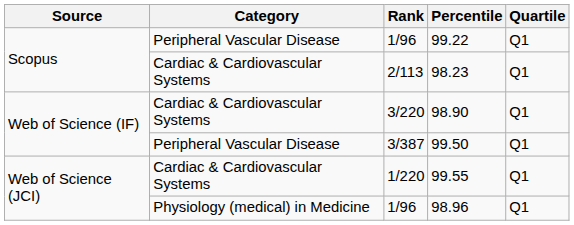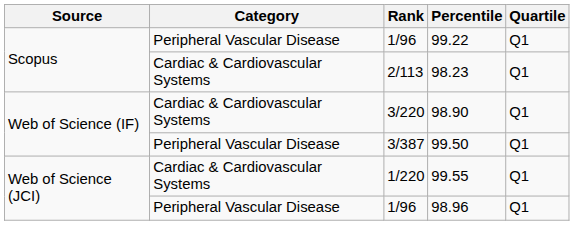(262, 208) Physiology (medical) in Medicine -> (247, 208) Peripheral Vascular Disease
